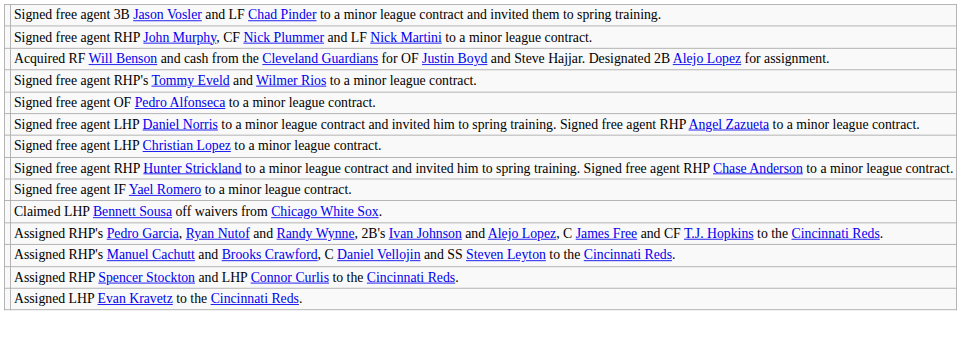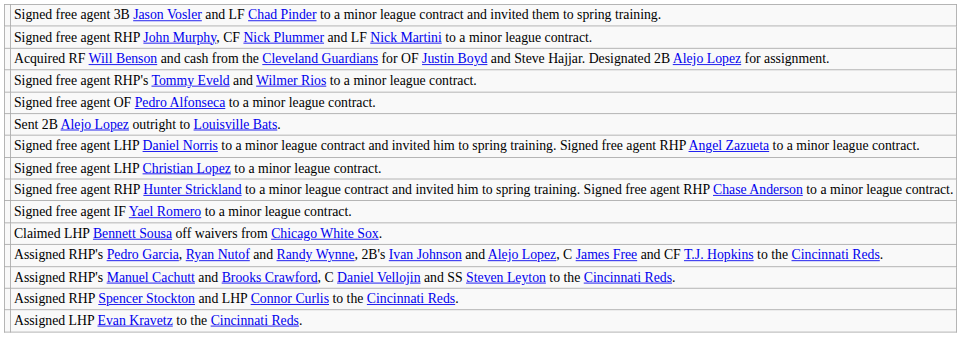+ row: (147, 124)
